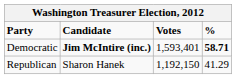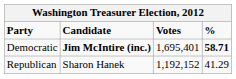(178, 47) 1,593,401 -> (178, 47) 1,695,401
(178, 64) 1,192,150 -> (178, 64) 1,192,152
